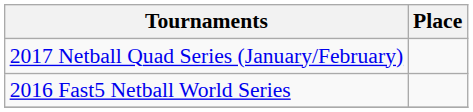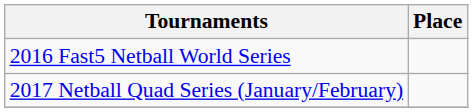rows swapped: (150, 90) <-> (206, 55)
